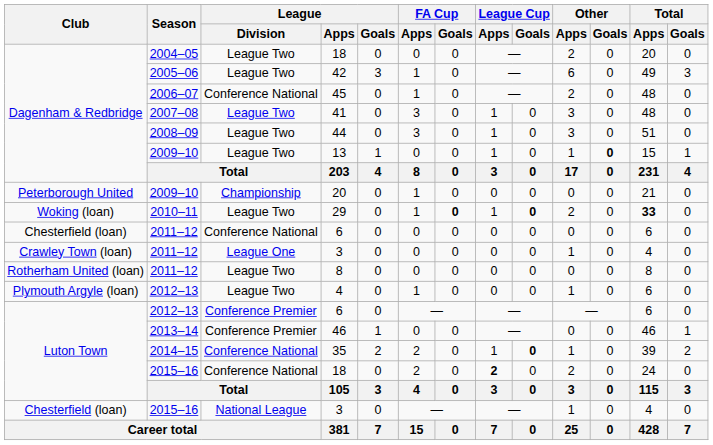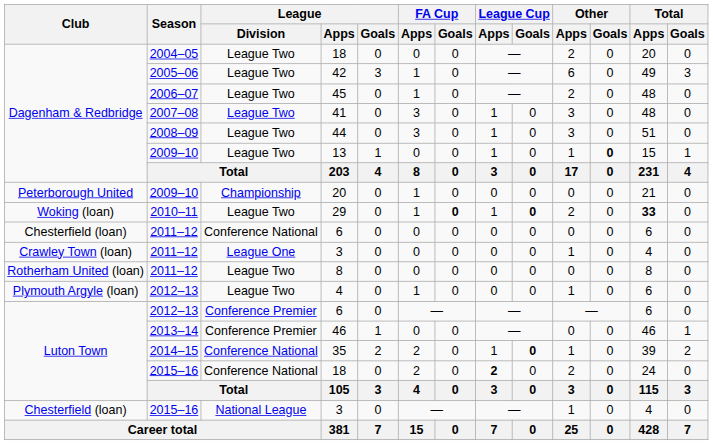(261, 93) Conference National -> (261, 93) League Two
